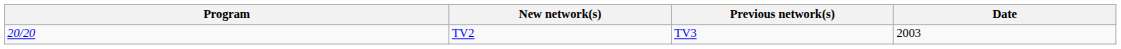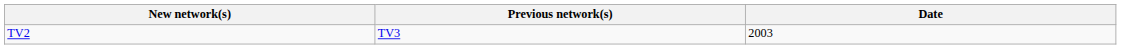- column: (227, 14)
